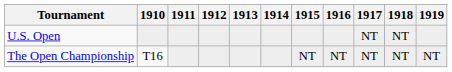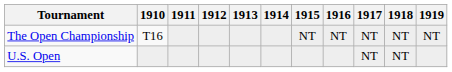rows swapped: (71, 56) <-> (34, 35)
